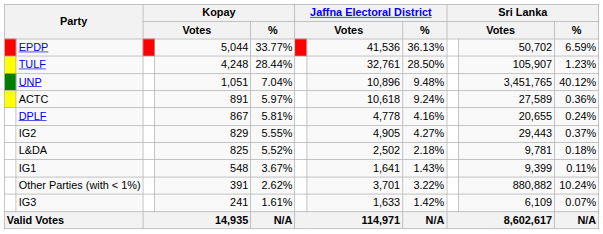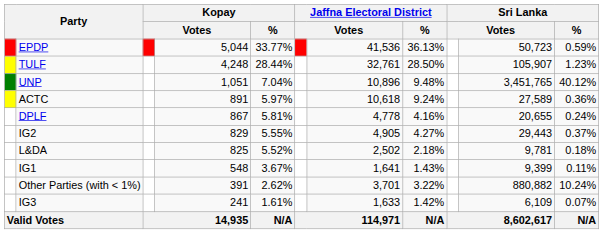(535, 47) 50,702 -> (535, 47) 50,723
(581, 47) 6.59% -> (581, 47) 0.59%
